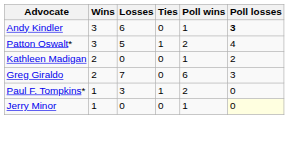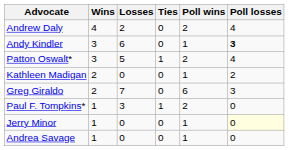+ row: (35, 28)
+ row: (41, 138)
